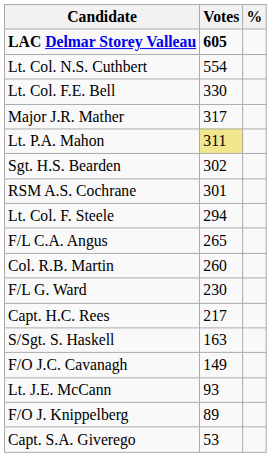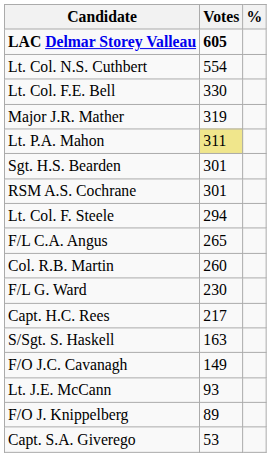(215, 116) 317 -> (215, 116) 319
(215, 166) 302 -> (215, 166) 301
